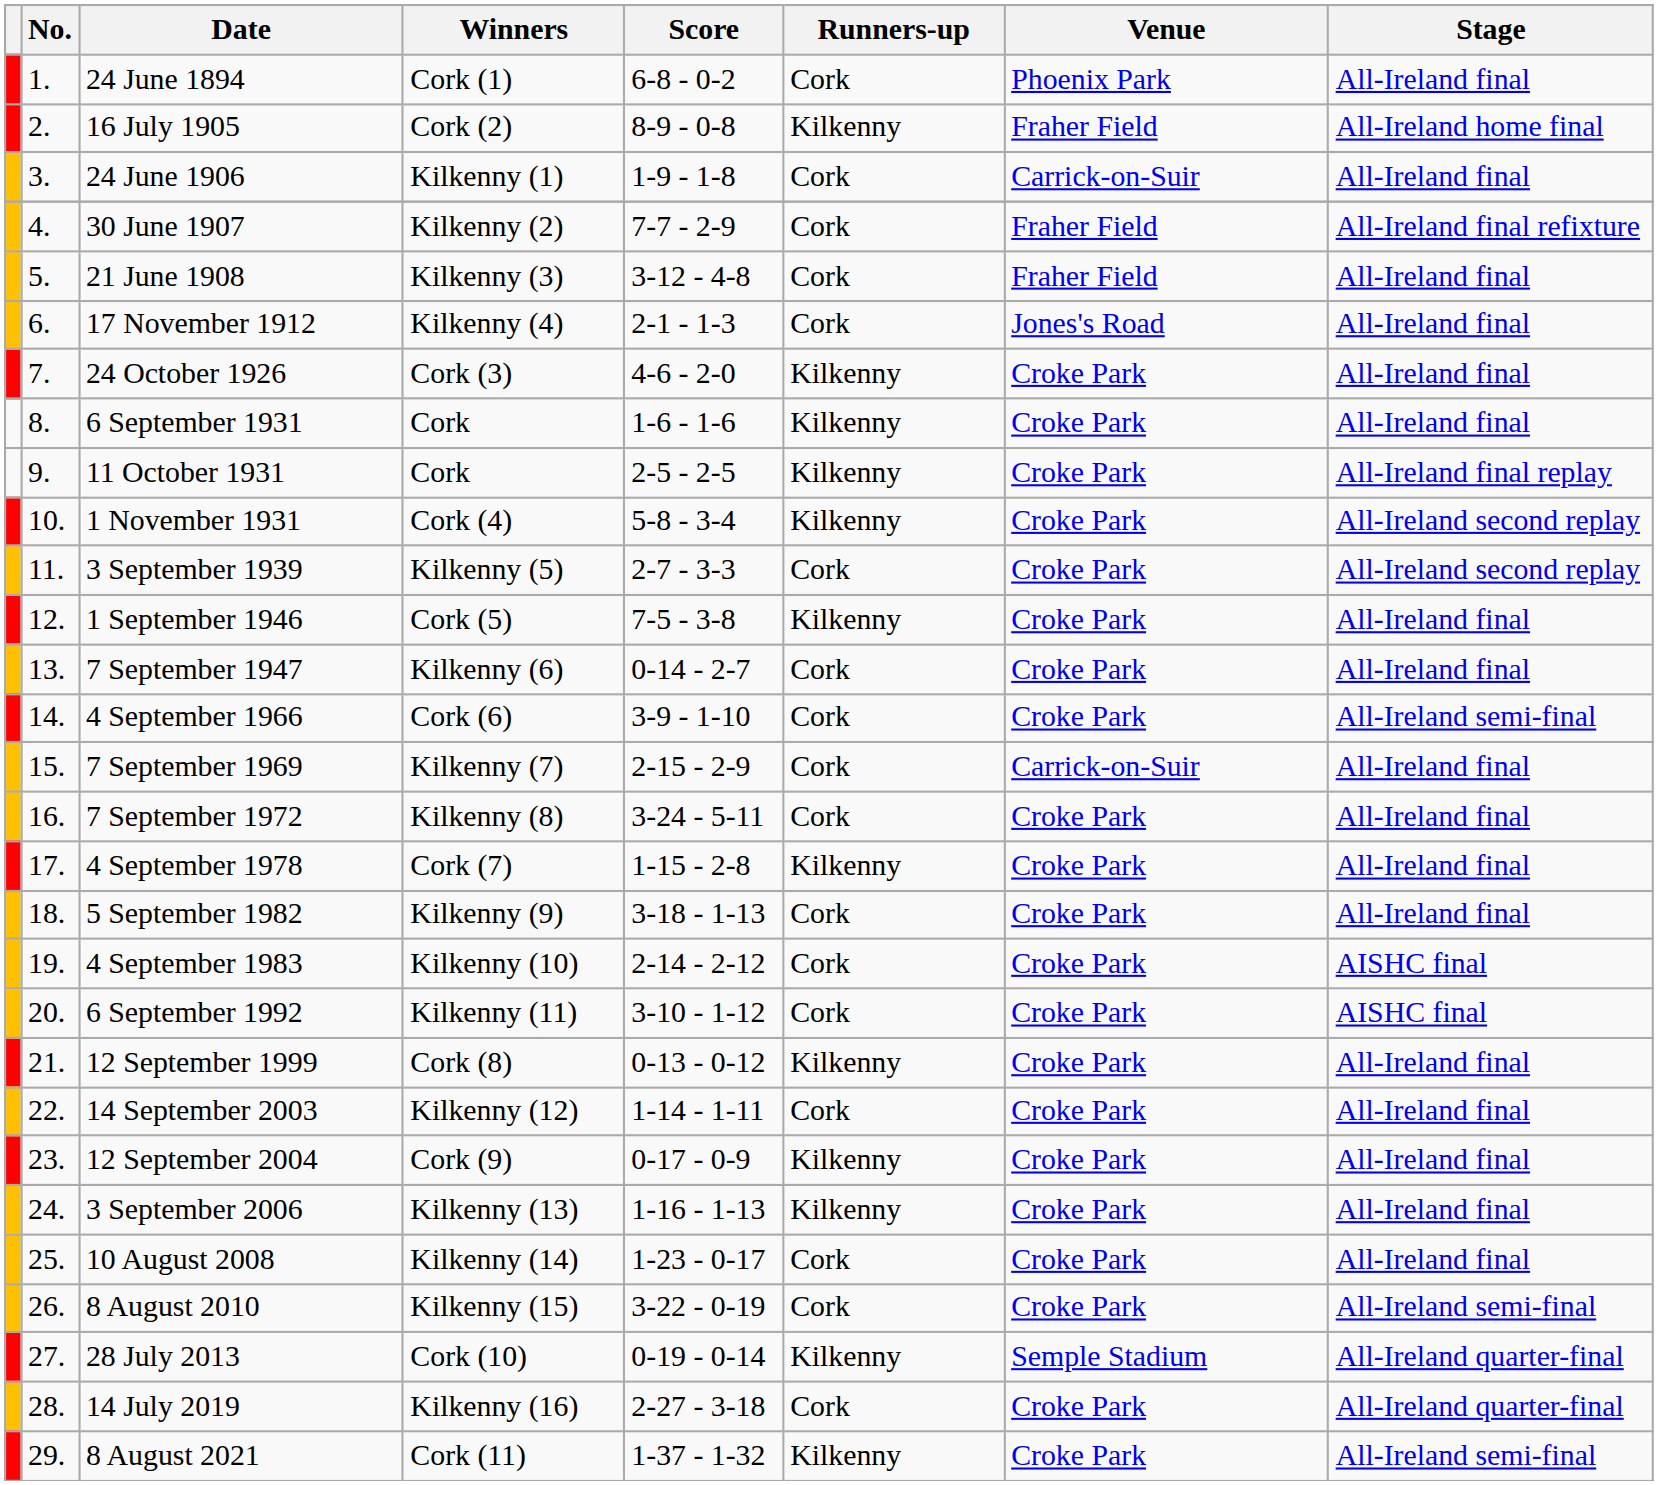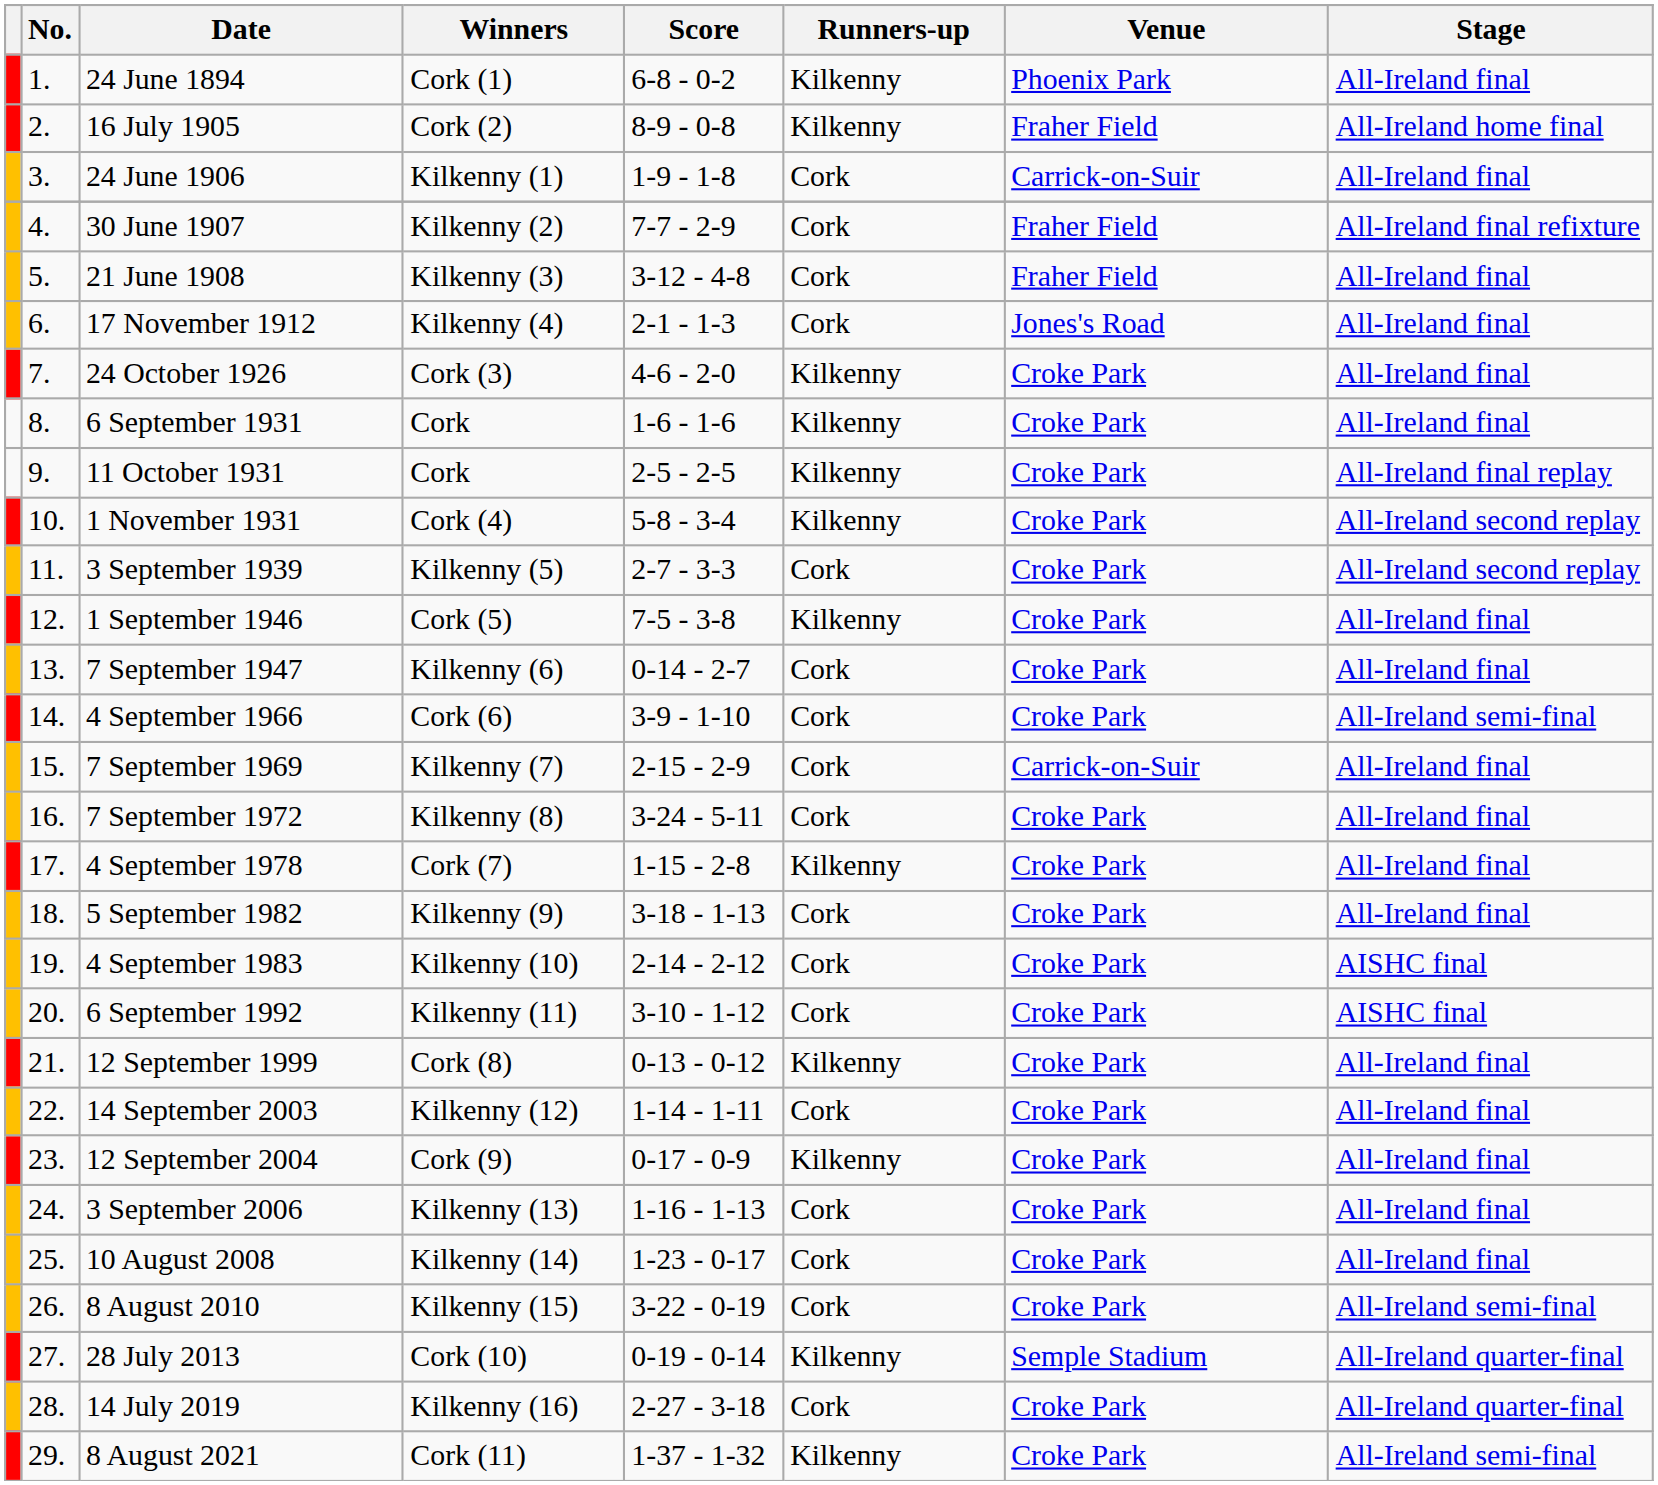(820, 78) Cork -> (846, 78) Kilkenny
(846, 1209) Kilkenny -> (820, 1209) Cork
